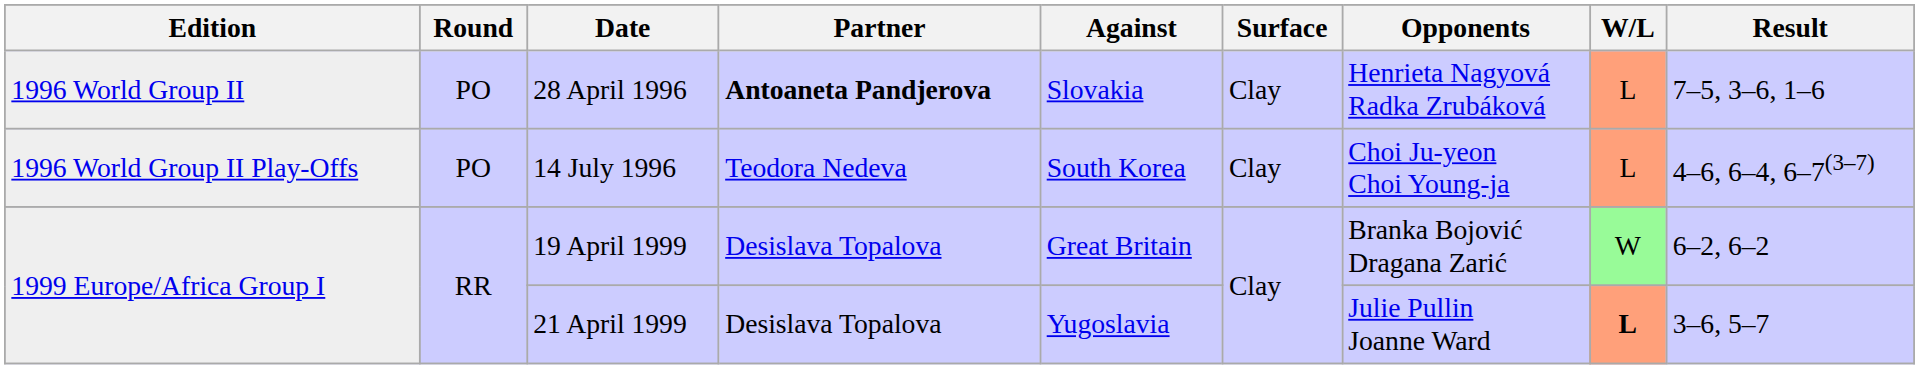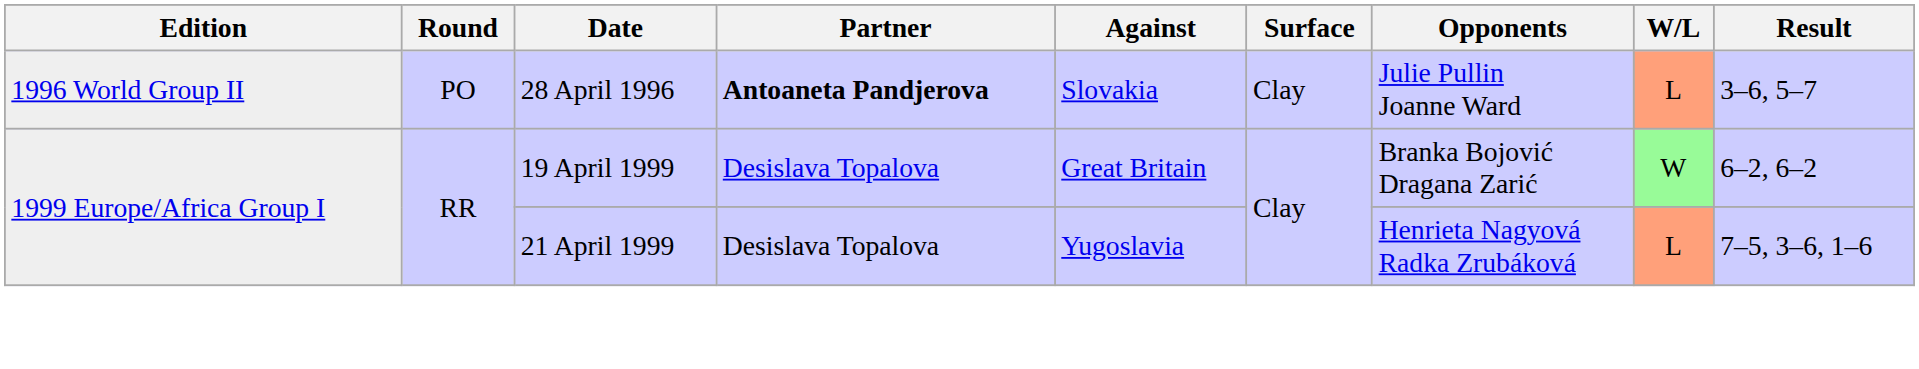(1449, 89) Henrieta Nagyová Radka Zrubáková -> (1450, 89) Julie Pullin Joanne Ward
(1749, 89) 7–5, 3–6, 1–6 -> (1769, 89) 3–6, 5–7
- row: (605, 167)
(1419, 324) Julie Pullin Joanne Ward -> (1480, 246) Henrieta Nagyová Radka Zrubáková
(1628, 324) bold -> (1673, 246) normal
(1721, 324) 3–6, 5–7 -> (1796, 246) 7–5, 3–6, 1–6
